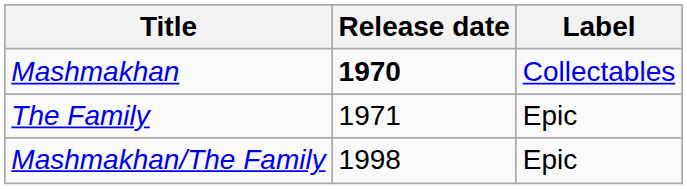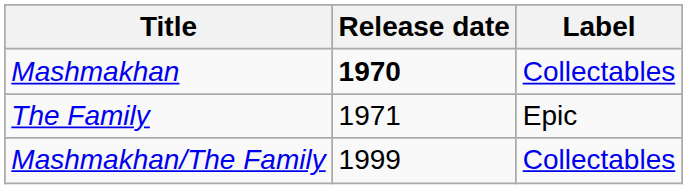(370, 159) 1998 -> (370, 159) 1999
(550, 159) Epic -> (599, 159) Collectables
